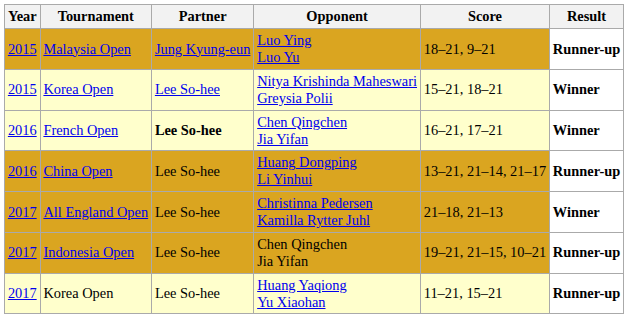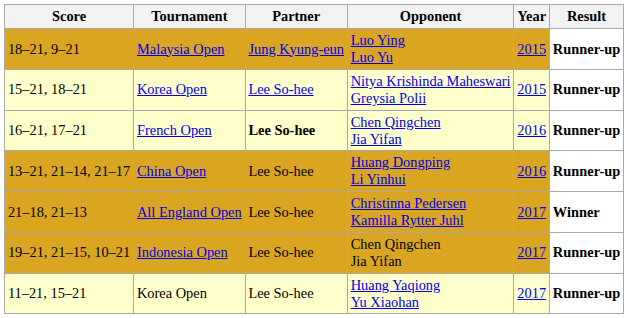columns swapped: (22, 16) <-> (485, 16)
(576, 89) Winner -> (587, 89) Runner-up
(576, 130) Winner -> (587, 130) Runner-up
